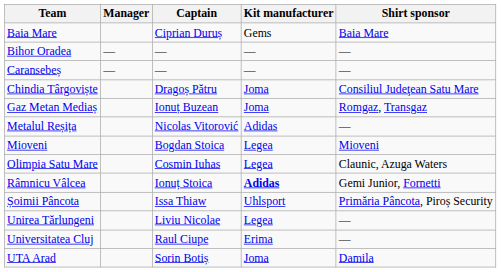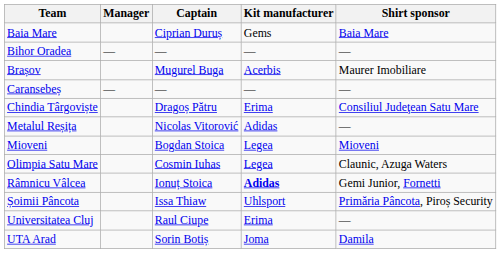+ row: (24, 70)
(256, 88) Joma -> (258, 107) Erima
- row: (52, 107)
- row: (51, 220)
